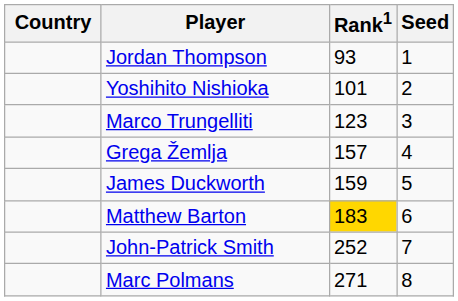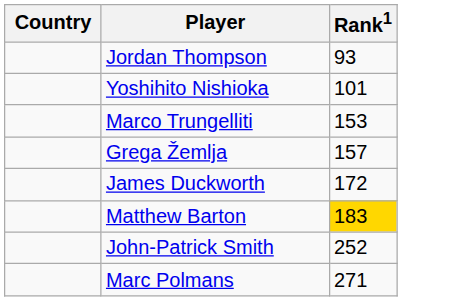- column: (425, 23)
(351, 120) 123 -> (351, 120) 153
(351, 184) 159 -> (351, 184) 172
